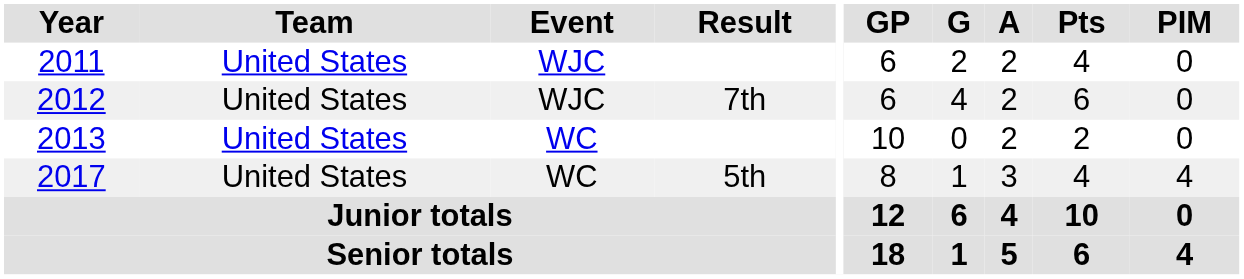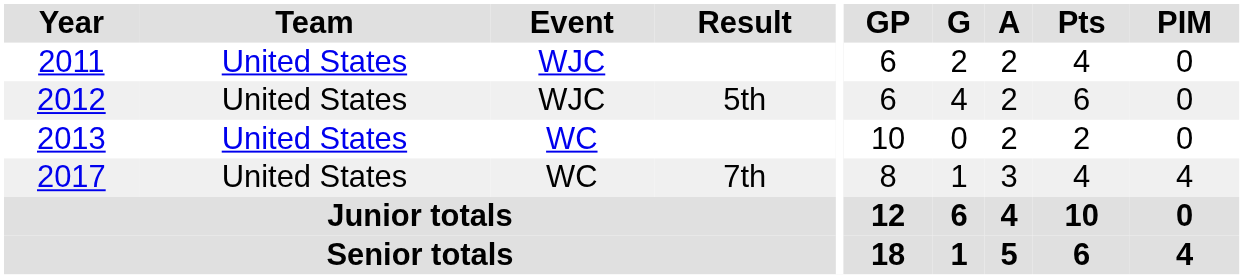(745, 100) 7th -> (745, 100) 5th
(745, 177) 5th -> (745, 177) 7th
